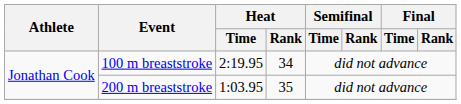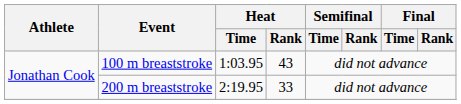(241, 63) 2:19.95 -> (241, 63) 1:03.95
(286, 63) 34 -> (286, 63) 43
(241, 87) 1:03.95 -> (241, 87) 2:19.95
(286, 87) 35 -> (286, 87) 33
